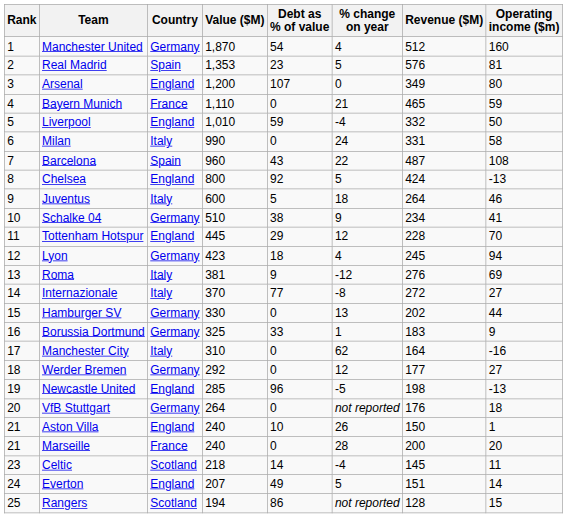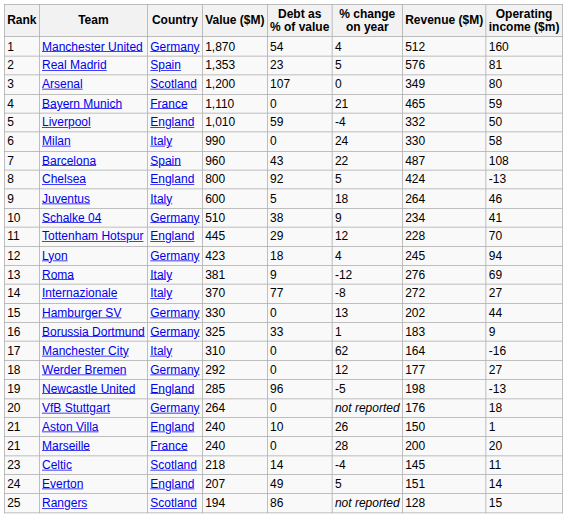(172, 84) England -> (174, 84) Scotland
(415, 141) 331 -> (415, 141) 330
